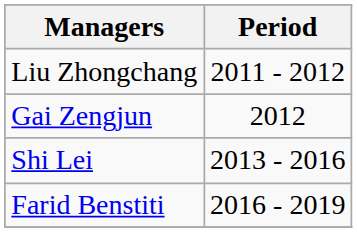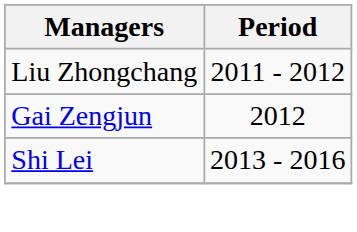- row: (88, 204)
